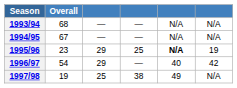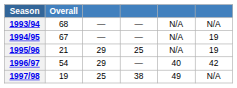(214, 37) N/A -> (214, 37) 19
(64, 50) 23 -> (64, 50) 21
(176, 50) bold -> (176, 50) normal
